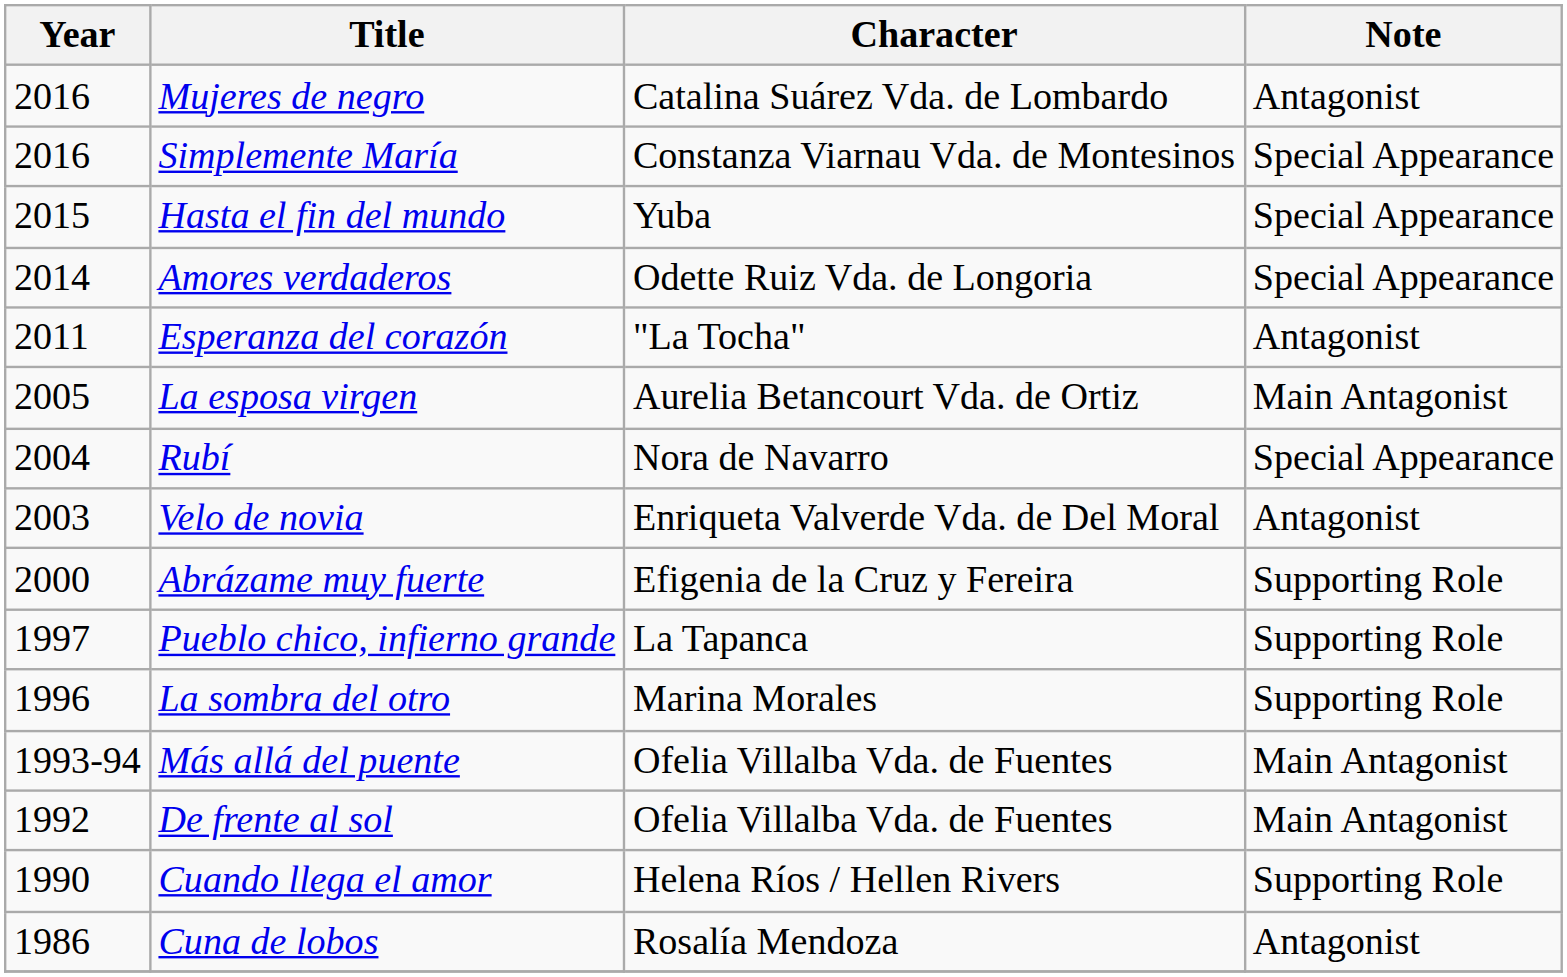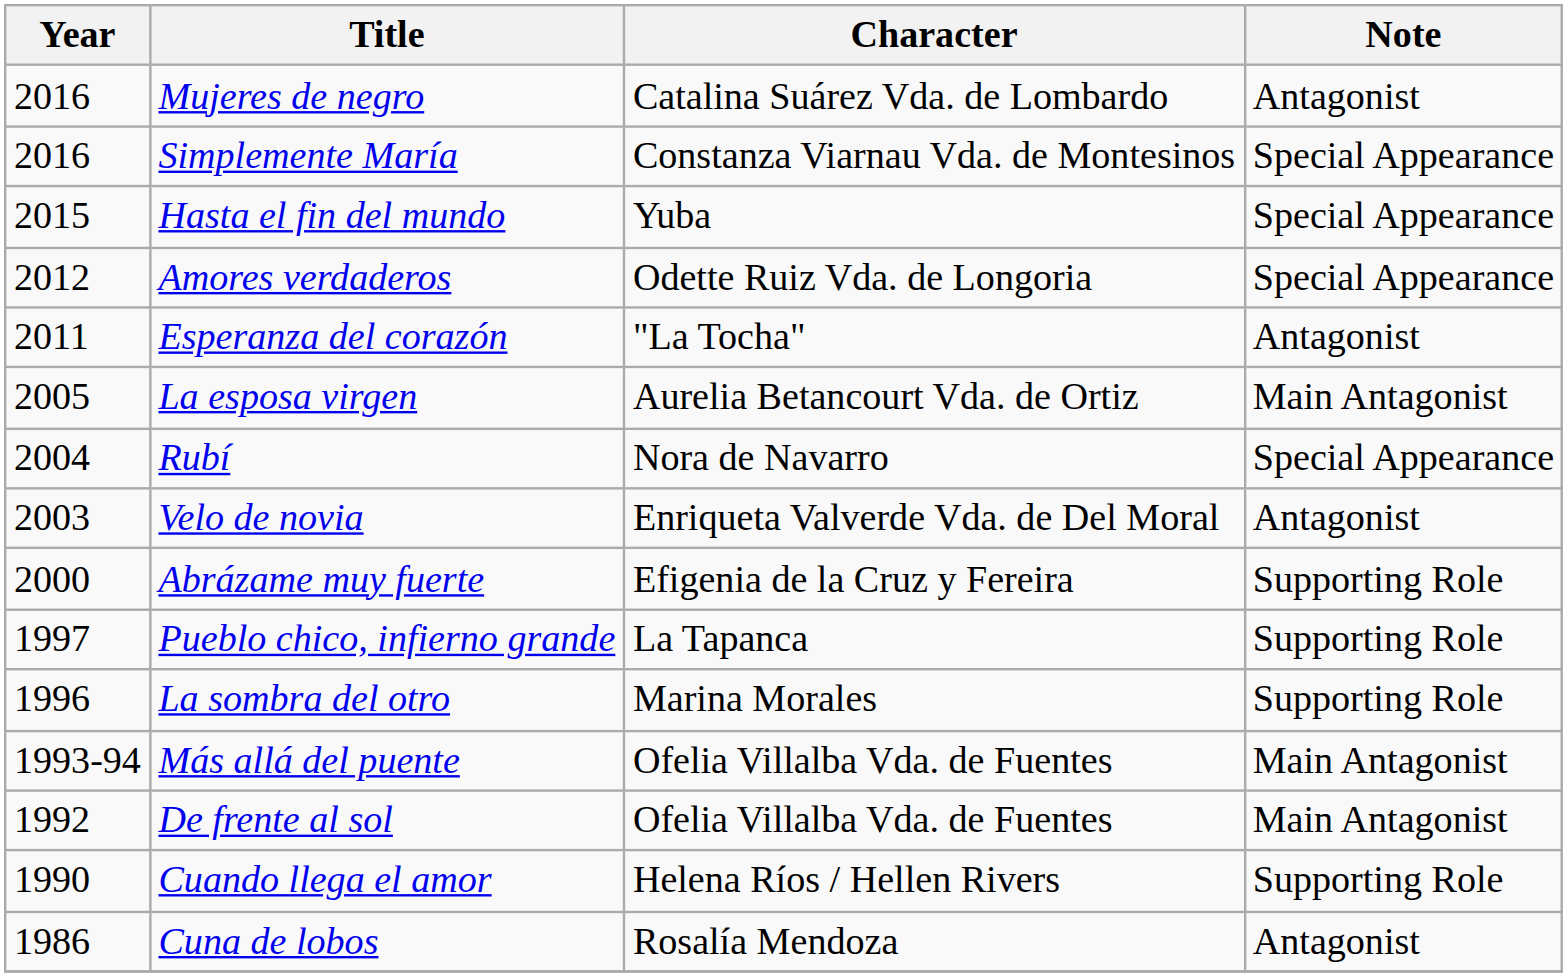(52, 276) 2014 -> (52, 276) 2012
